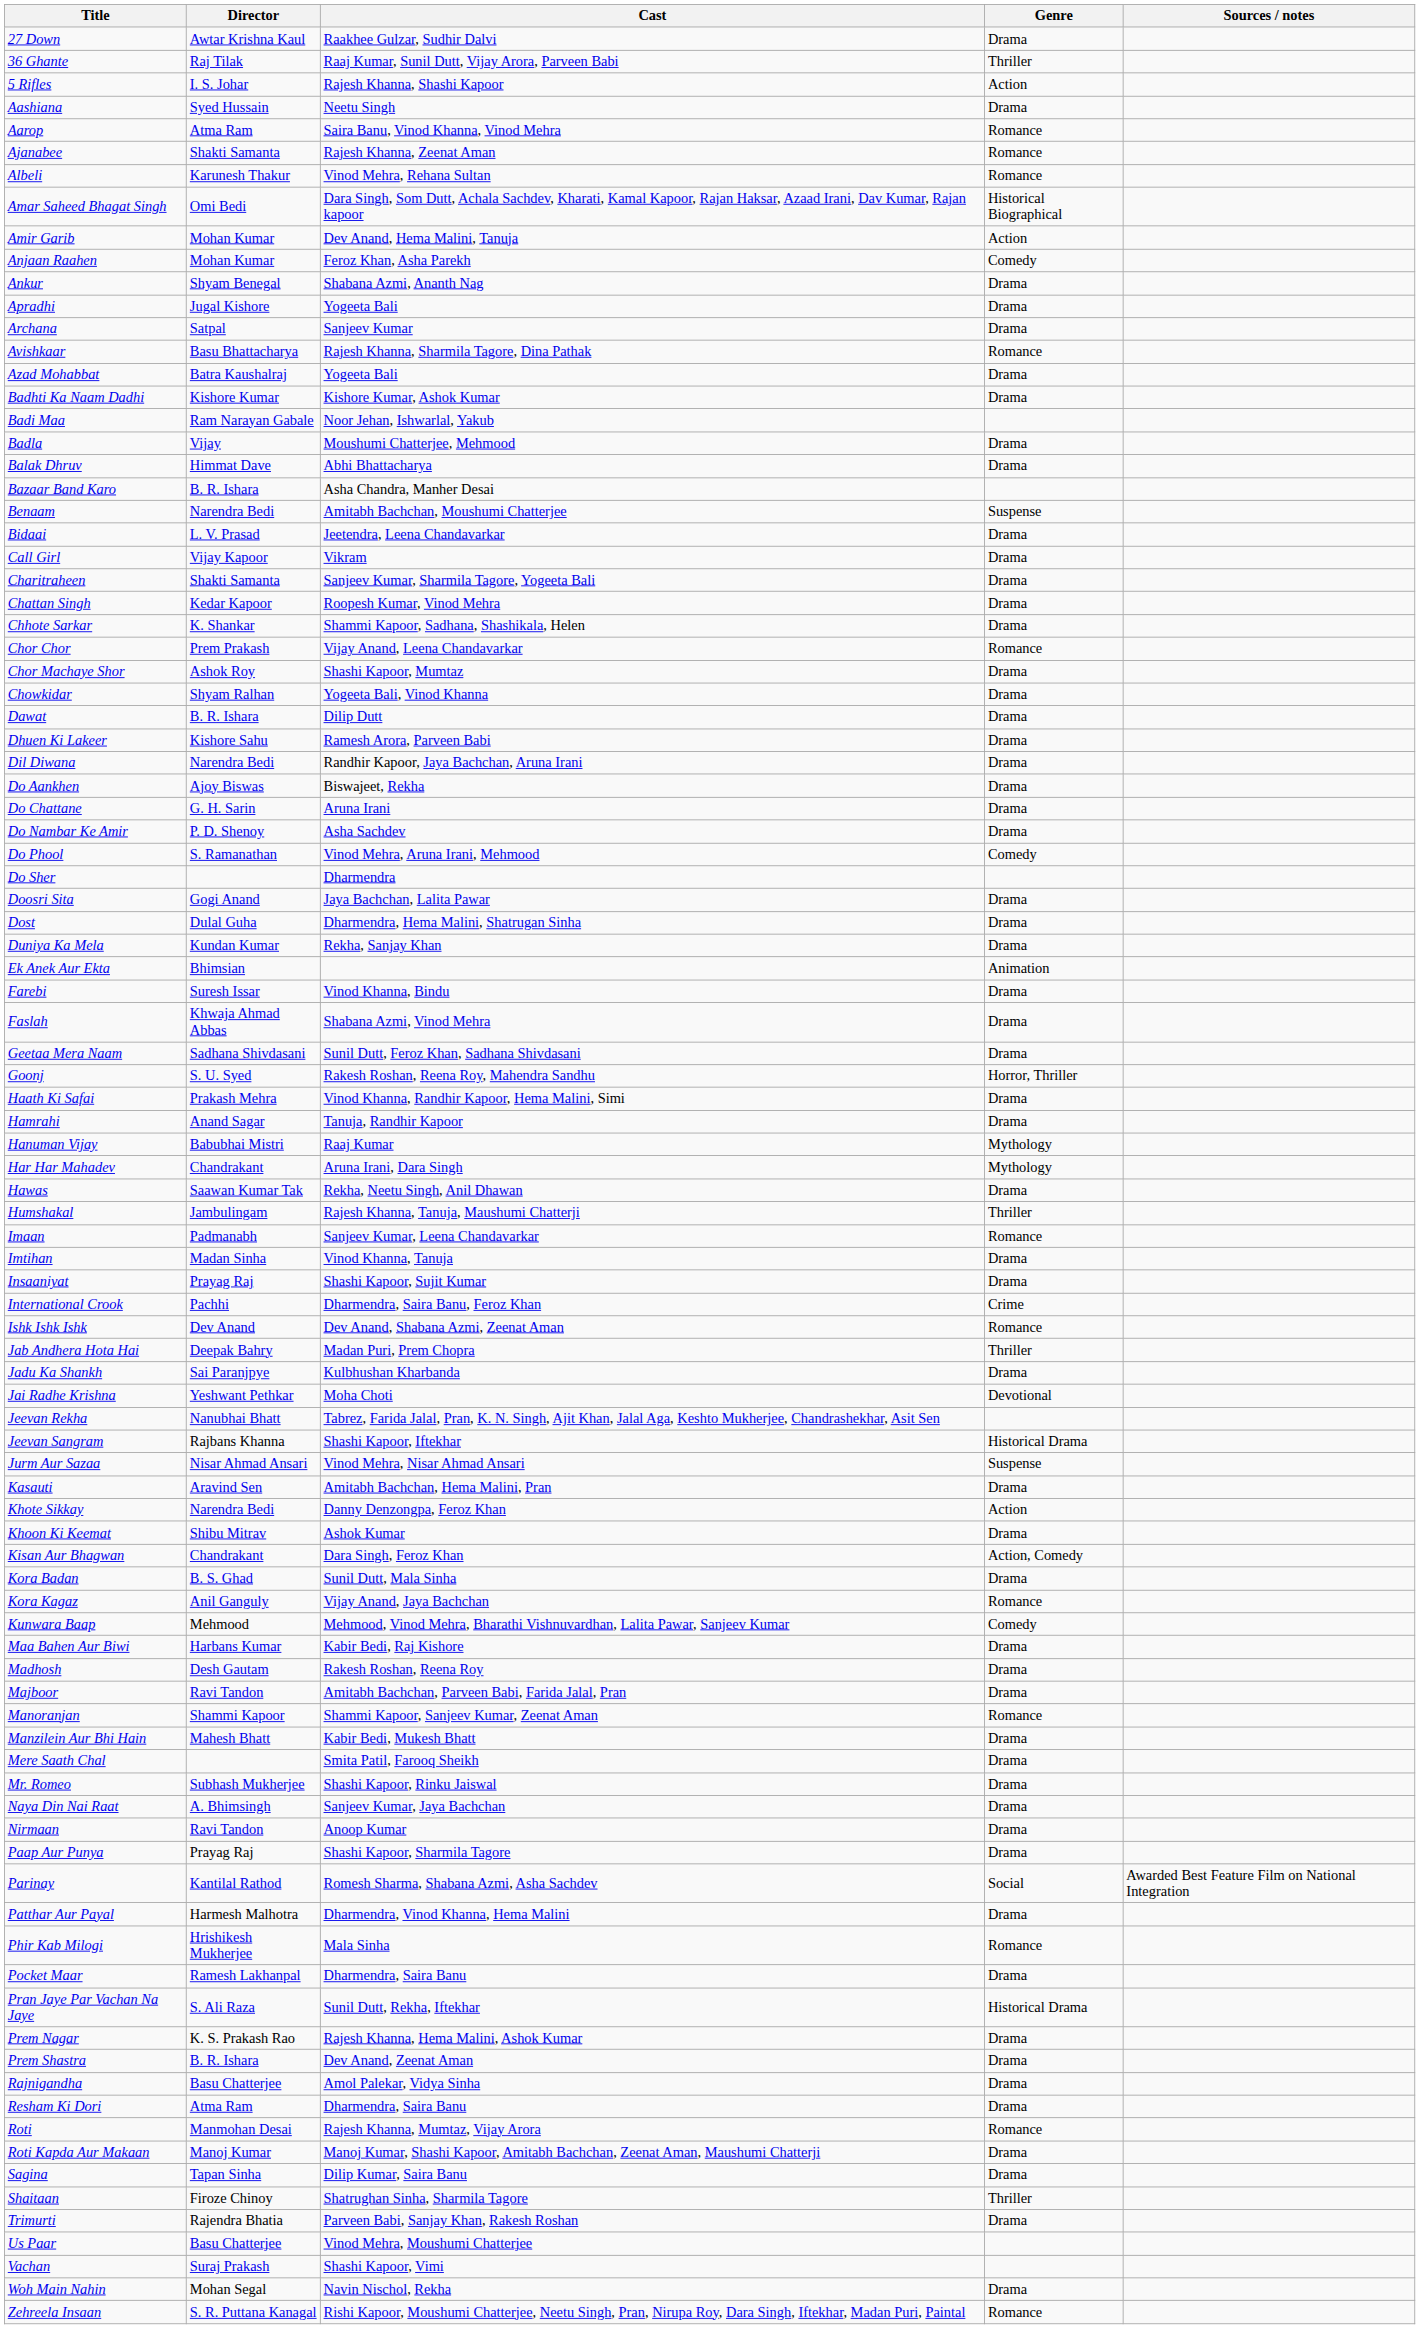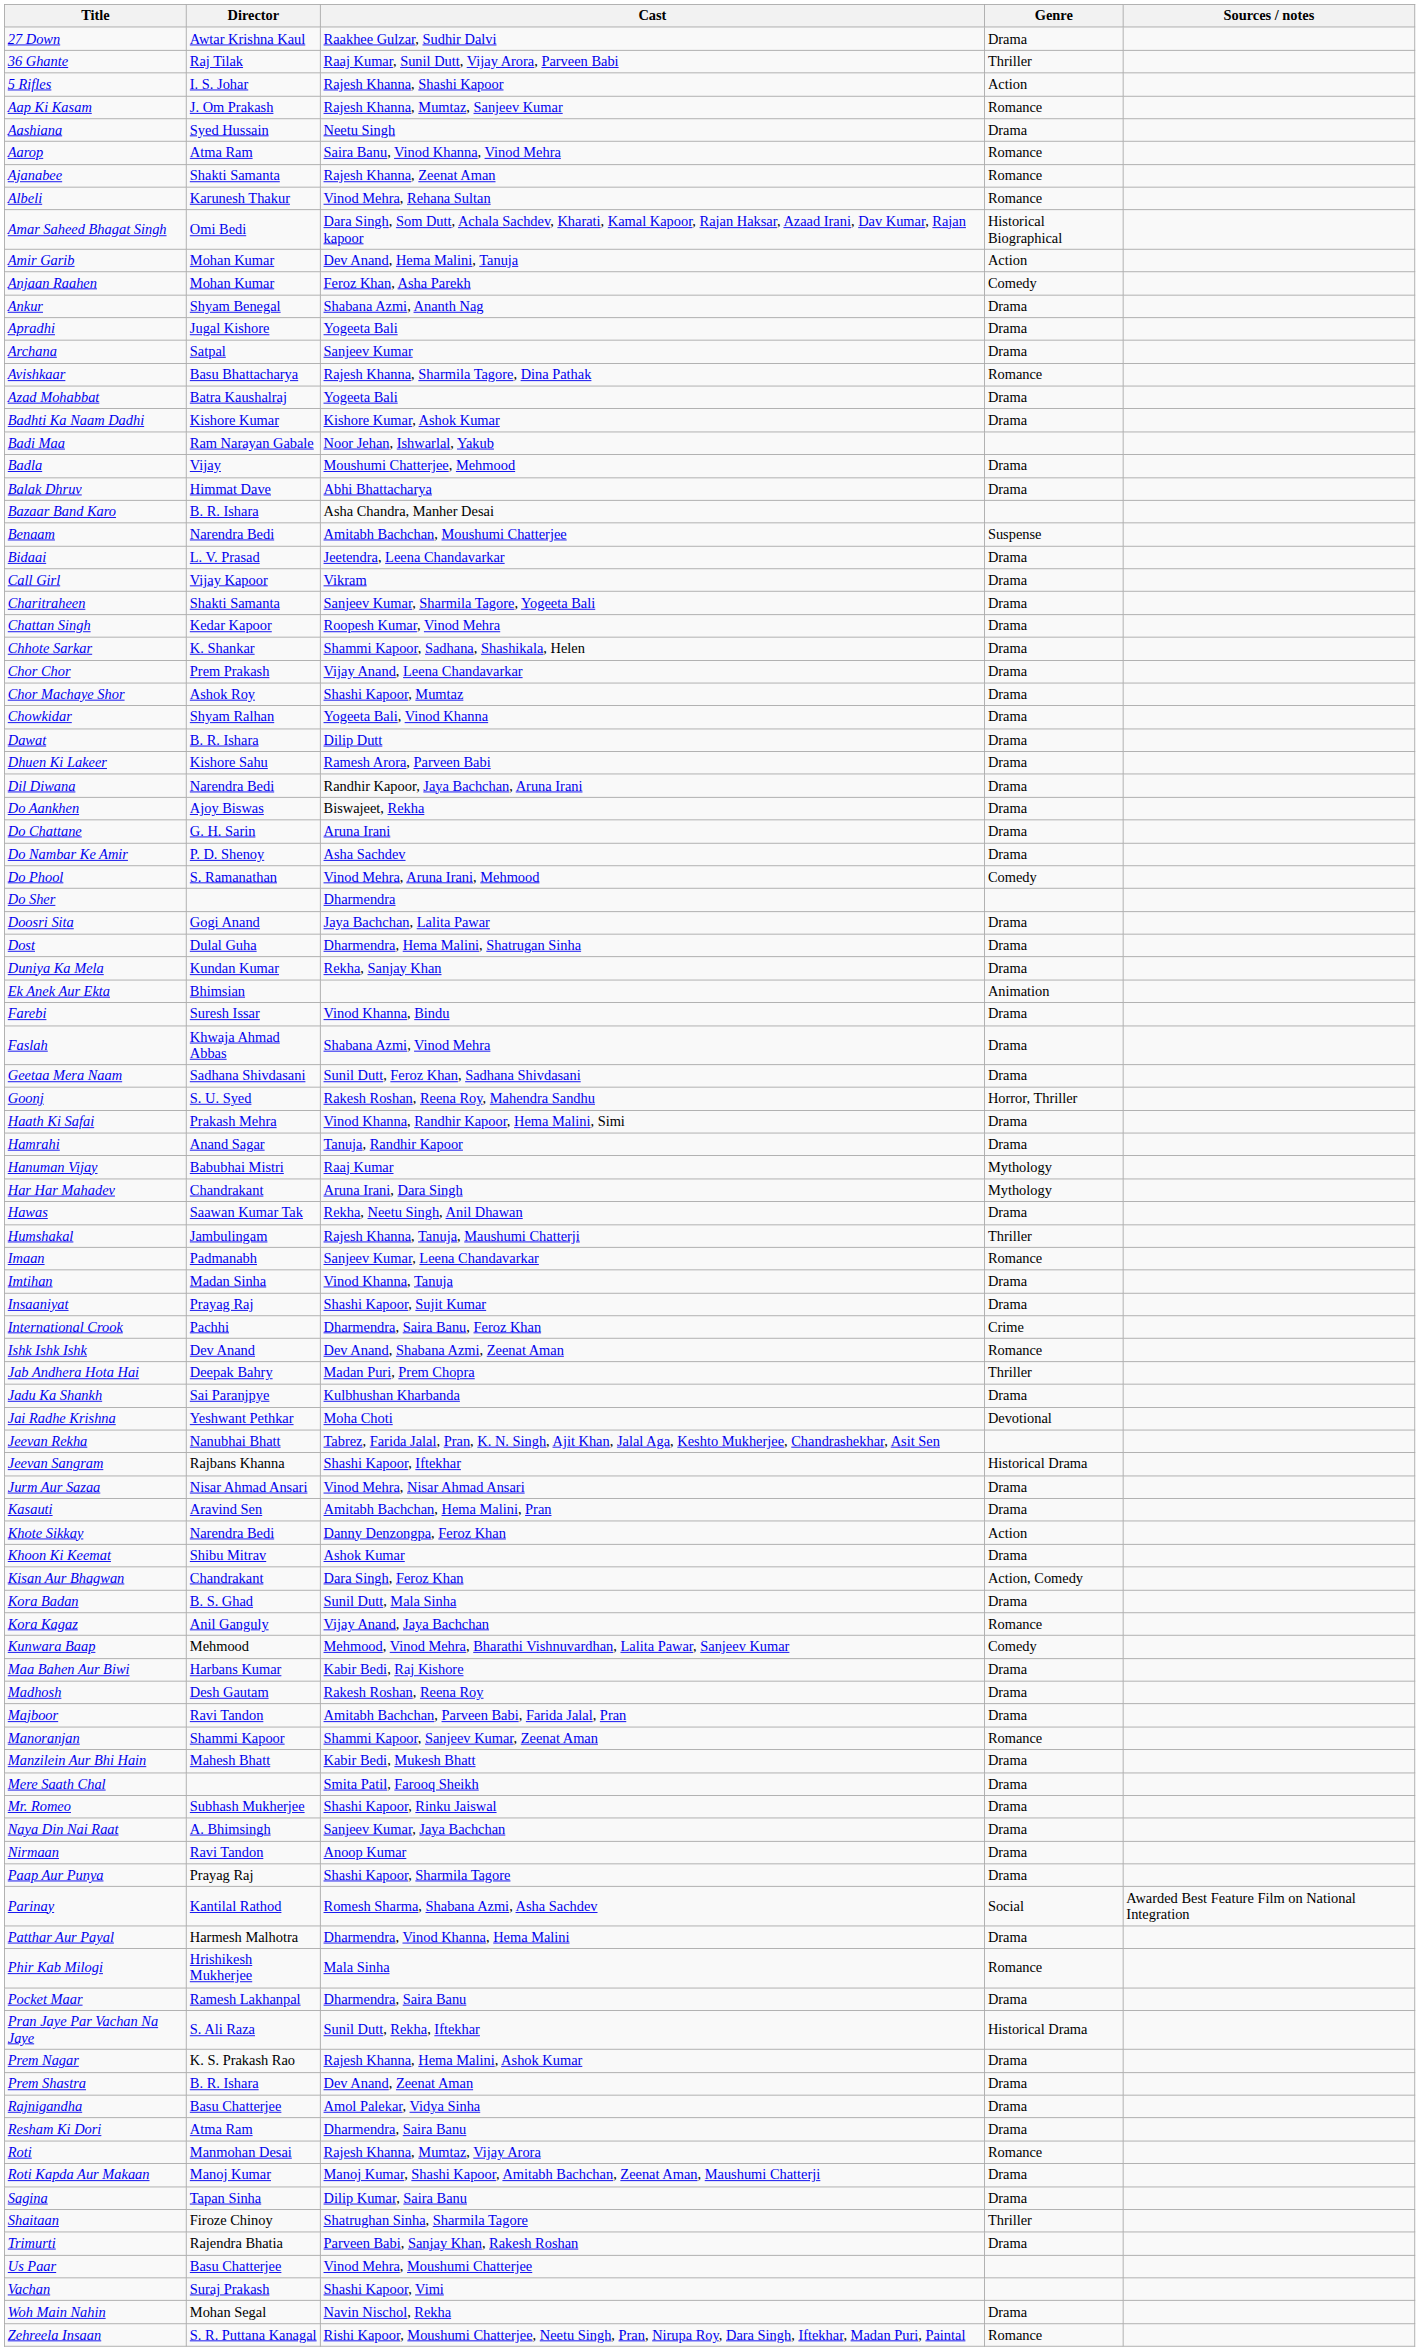+ row: (50, 107)
(1015, 648) Romance -> (1007, 671) Drama
(1015, 1464) Suspense -> (1007, 1487) Drama
